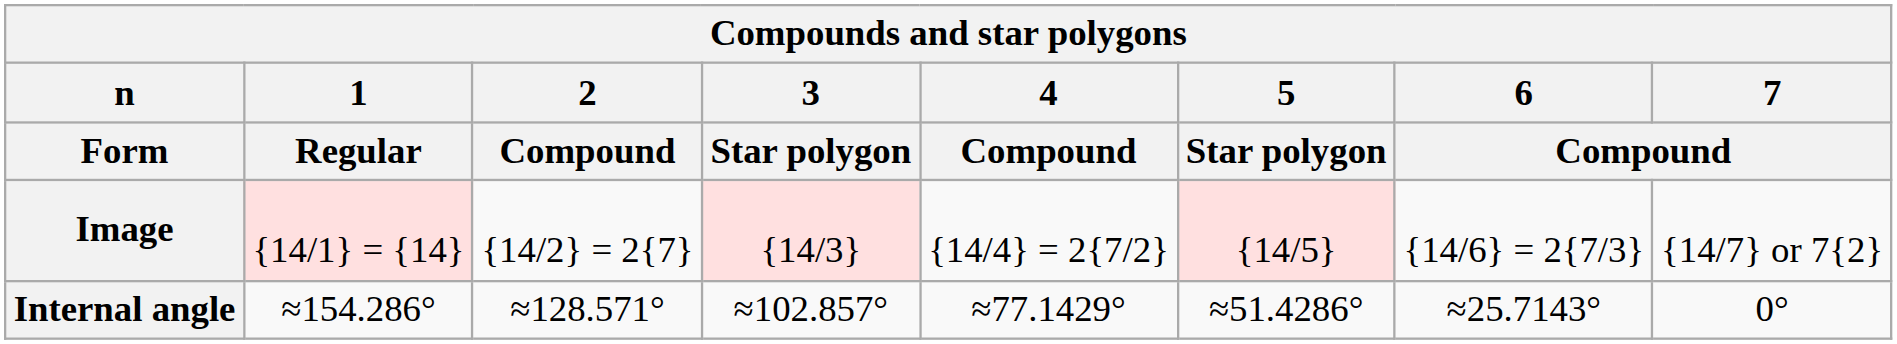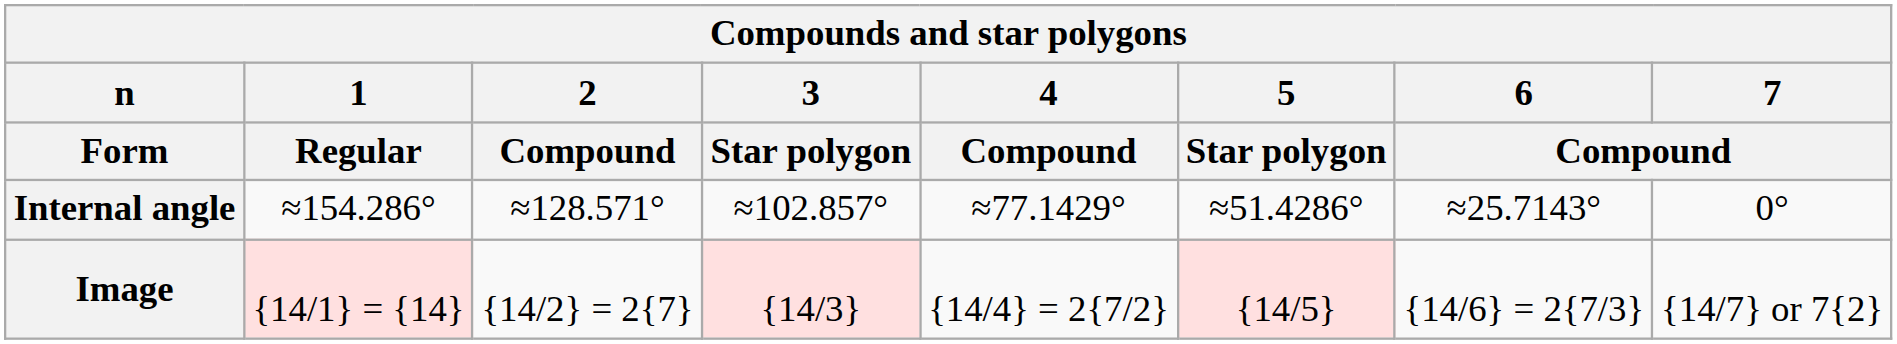rows swapped: (125, 229) <-> (125, 308)
